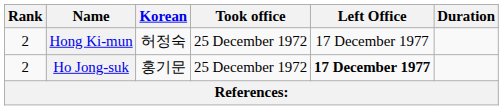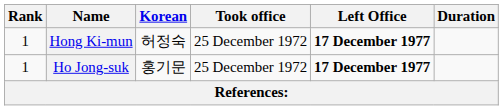(25, 41) 2 -> (25, 41) 1
(372, 41) normal -> (372, 41) bold
(25, 67) 2 -> (25, 67) 1
